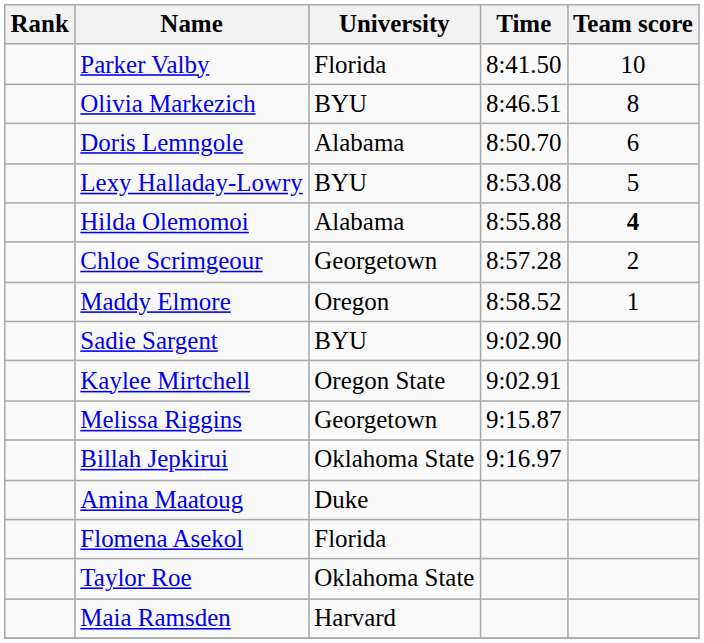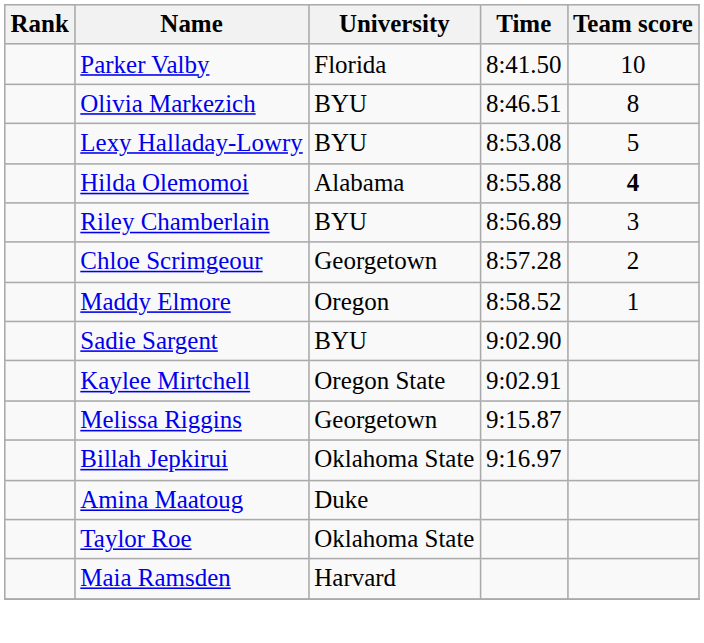- row: (162, 143)
+ row: (175, 222)
- row: (162, 538)
